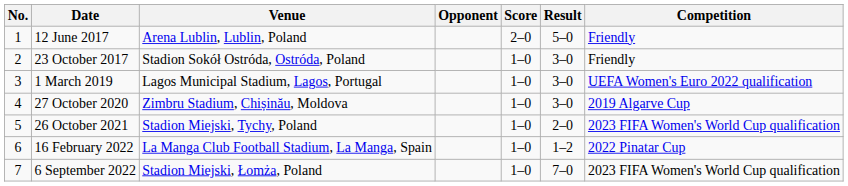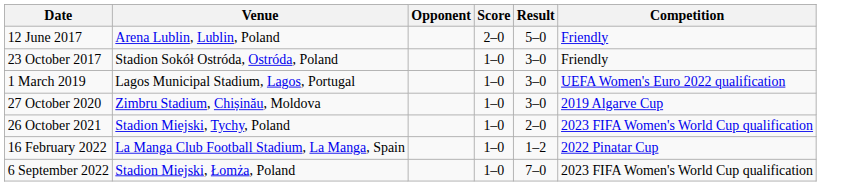- column: (18, 15)
